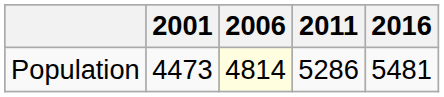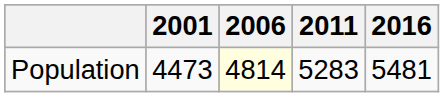(329, 69) 5286 -> (329, 69) 5283
